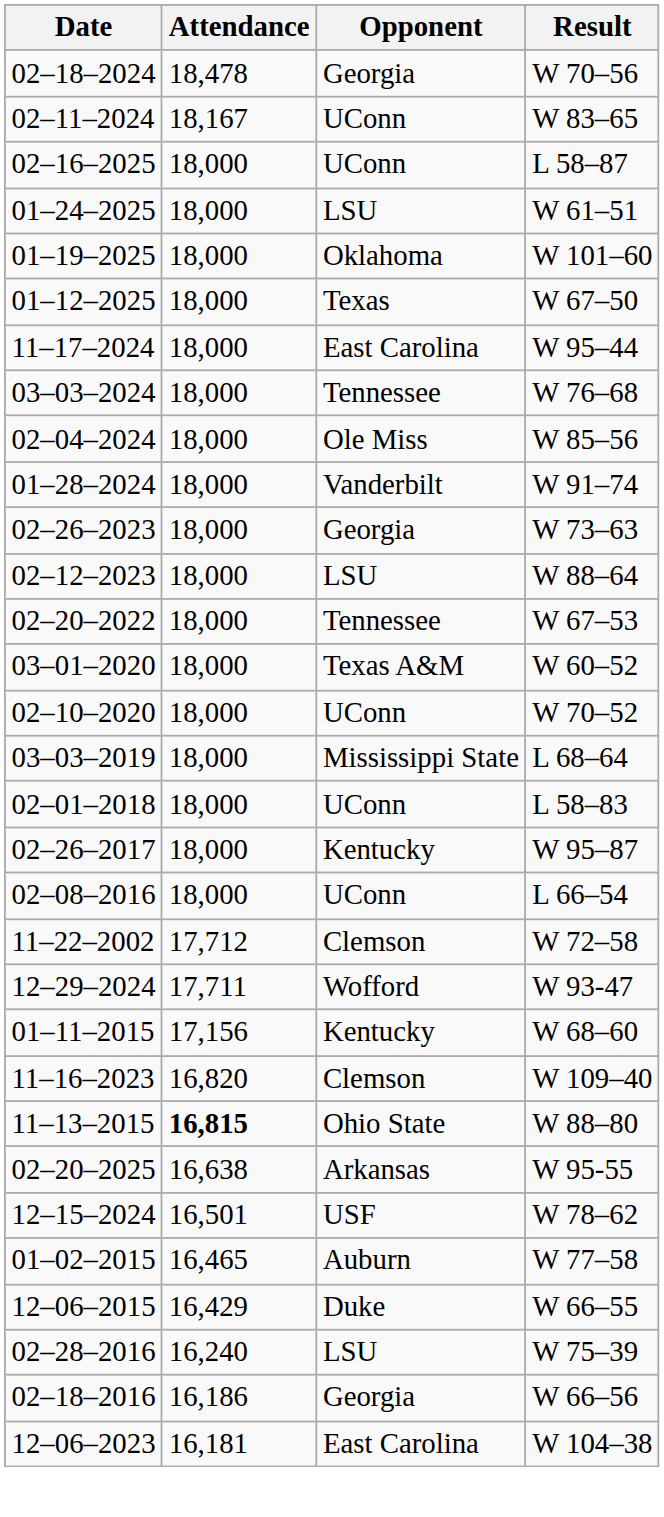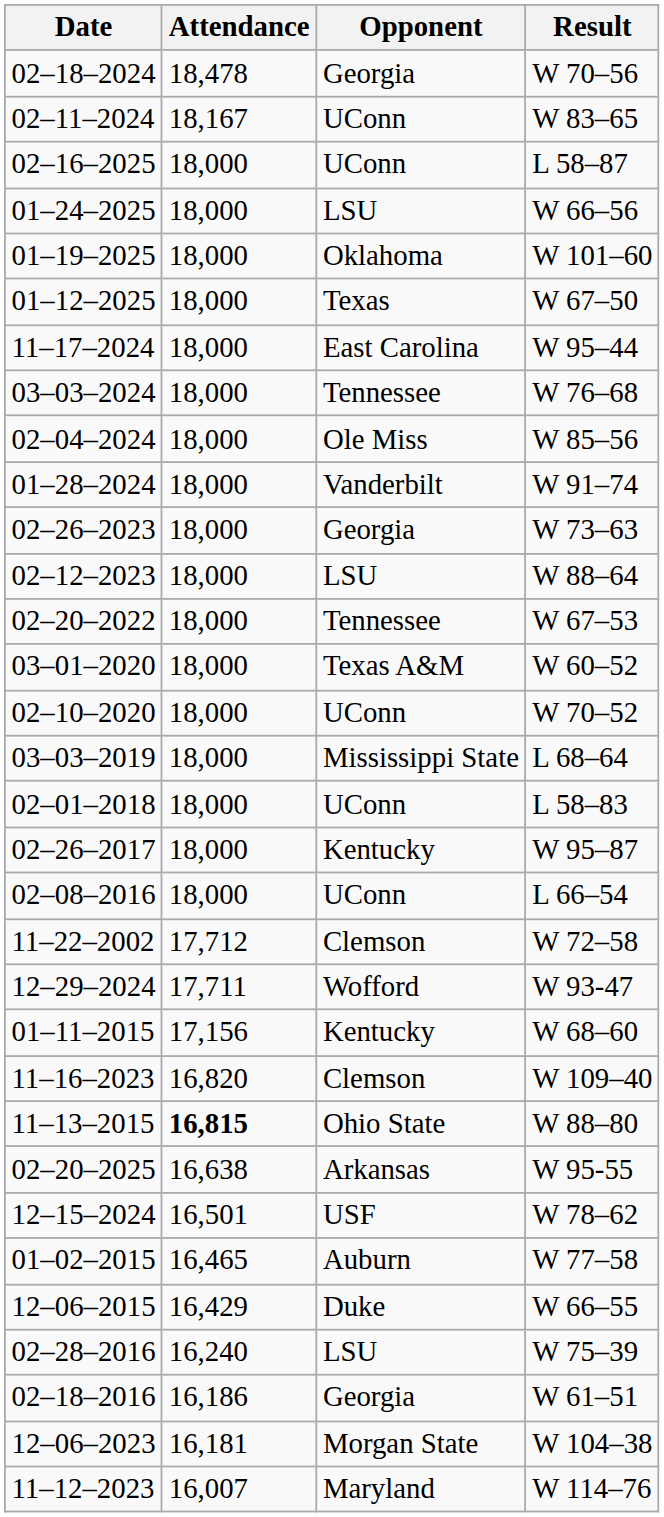(585, 210) W 61–51 -> (585, 210) W 66–56
(585, 1397) W 66–56 -> (585, 1397) W 61–51
(401, 1443) East Carolina -> (401, 1443) Morgan State
+ row: (83, 1488)
